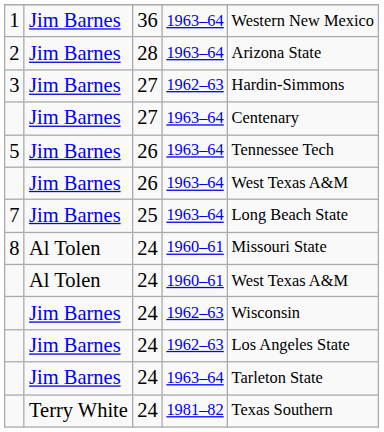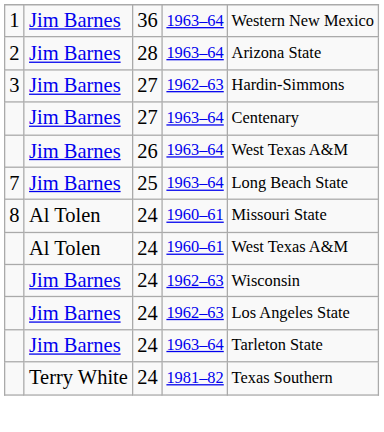- row: (14, 150)
